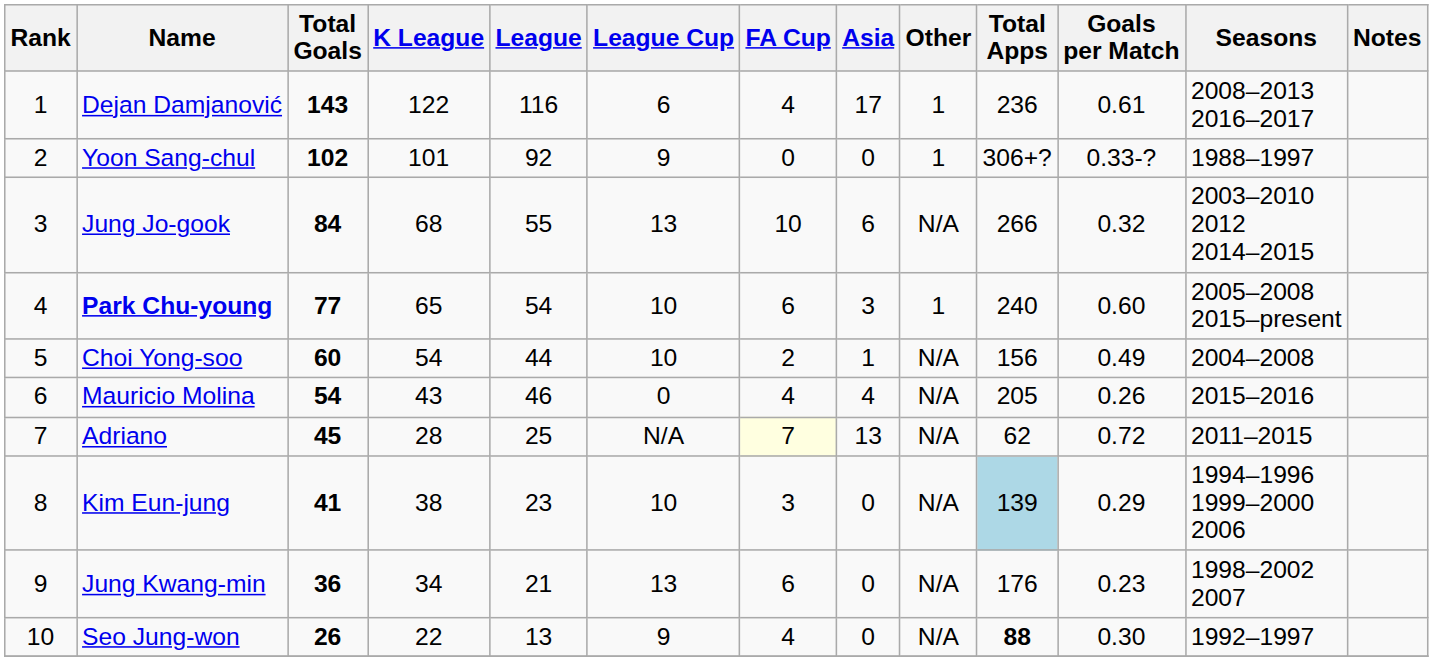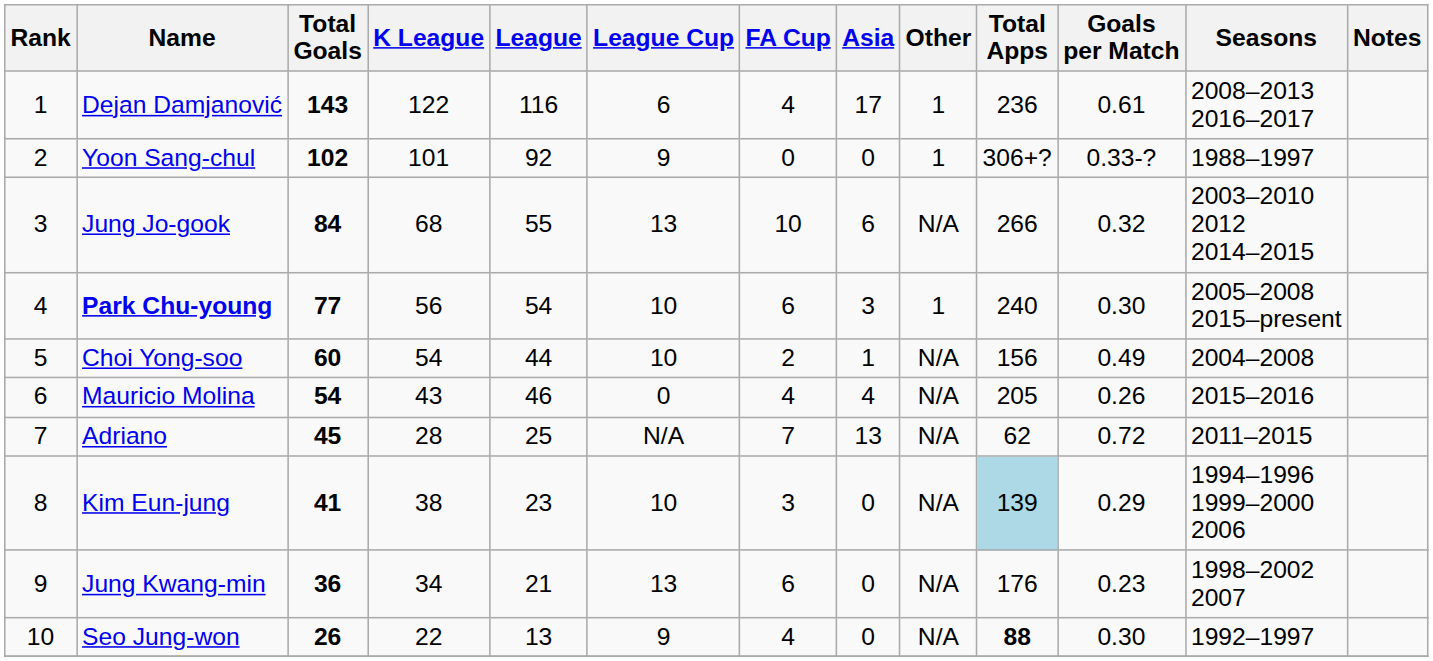(429, 305) 65 -> (429, 305) 56
(1121, 305) 0.60 -> (1121, 305) 0.30
(788, 436) lightyellow background -> (788, 436) no background
